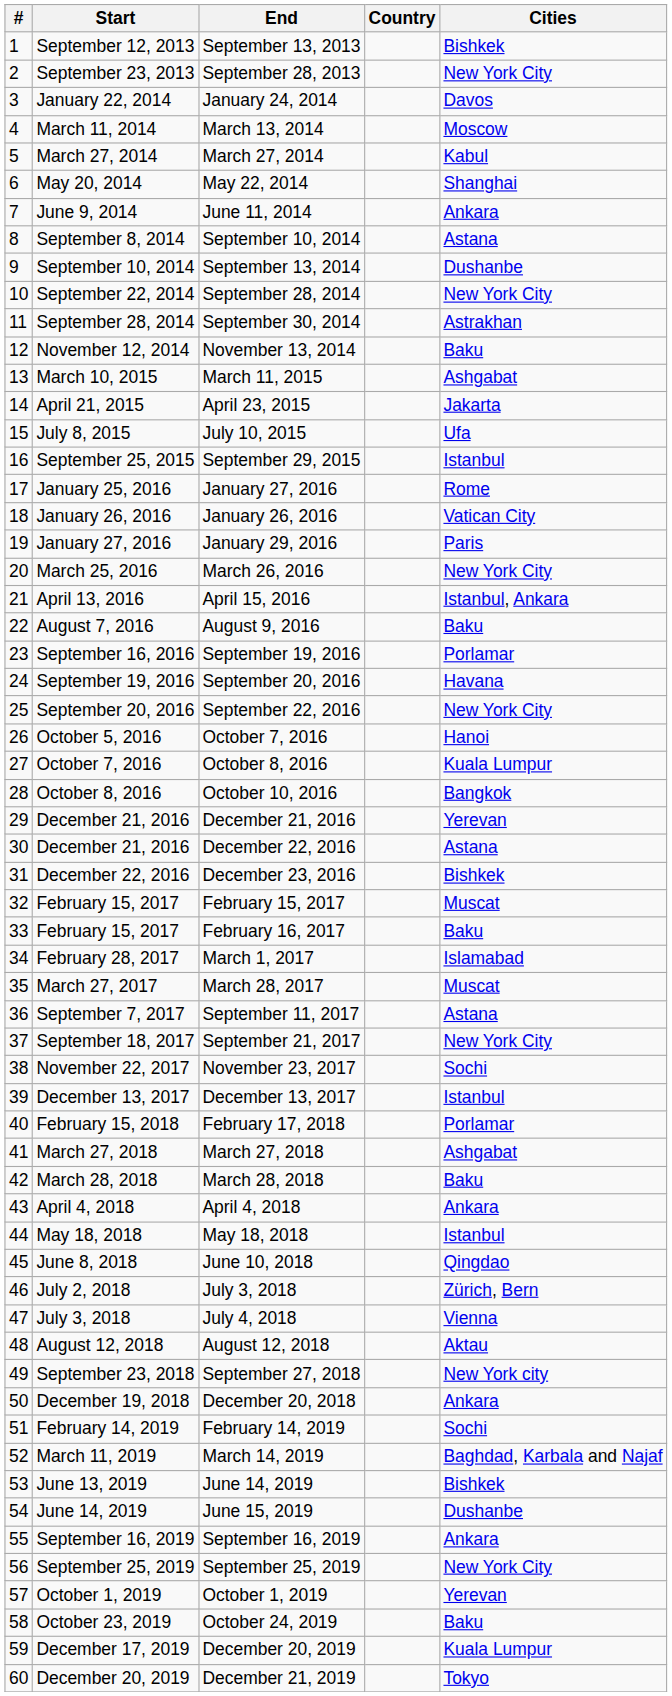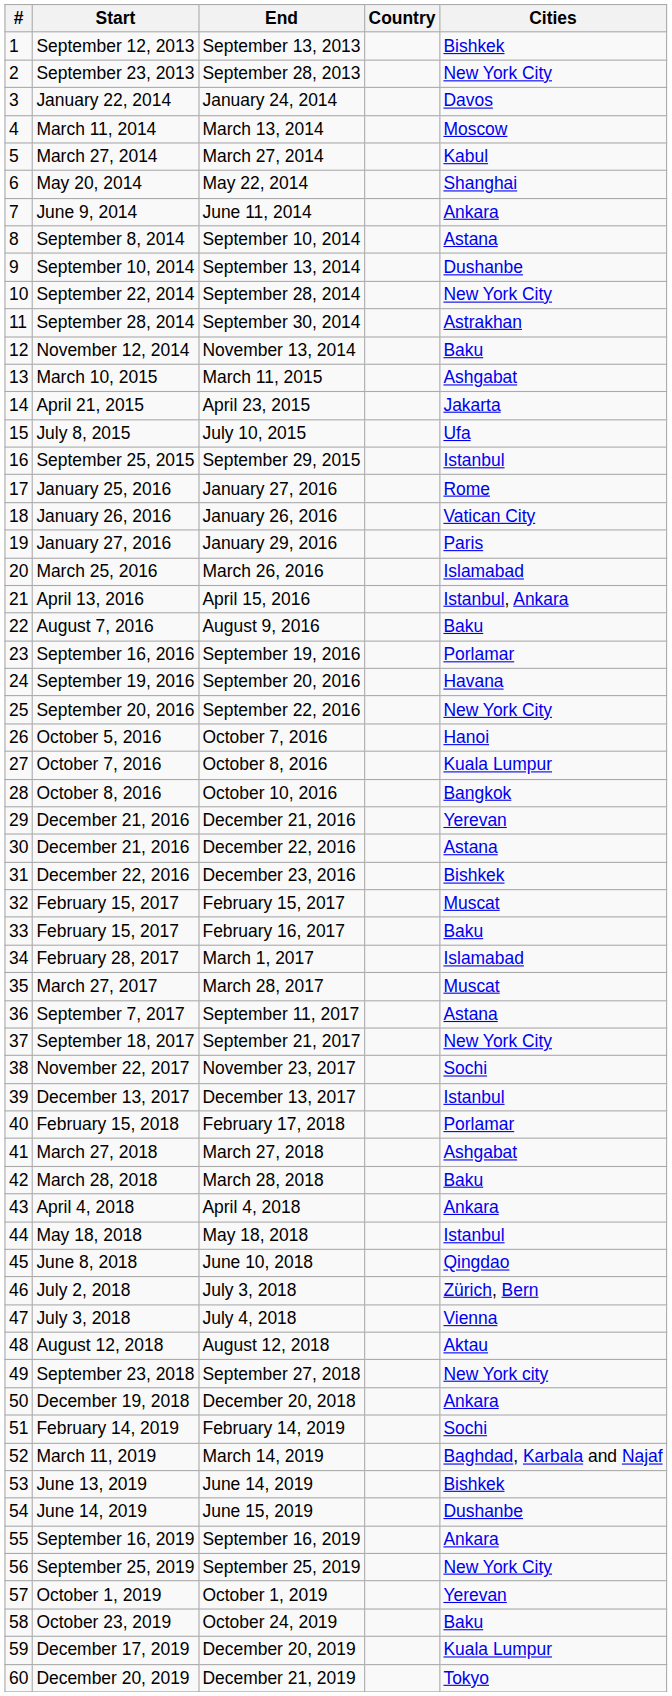(498, 571) New York City -> (484, 571) Islamabad
